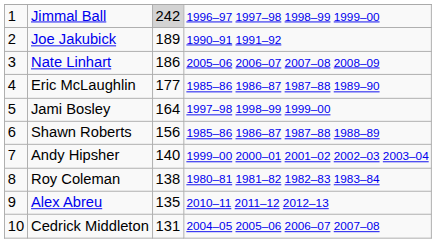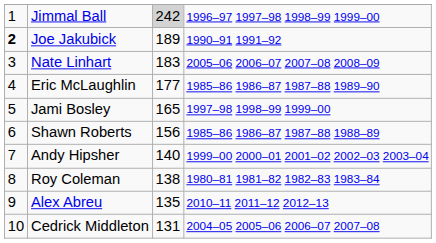(12, 39) normal -> (12, 39) bold
(168, 62) 186 -> (168, 62) 183
(168, 109) 164 -> (168, 109) 165
